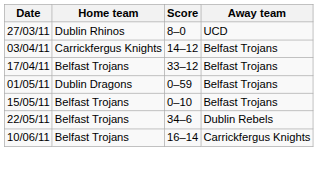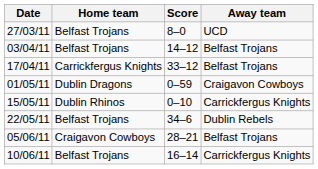(90, 31) Dublin Rhinos -> (92, 31) Belfast Trojans
(108, 48) Carrickfergus Knights -> (92, 48) Belfast Trojans
(92, 66) Belfast Trojans -> (108, 66) Carrickfergus Knights
(240, 84) Belfast Trojans -> (254, 84) Craigavon Cowboys
(92, 102) Belfast Trojans -> (90, 102) Dublin Rhinos
(240, 102) Belfast Trojans -> (257, 102) Carrickfergus Knights
+ row: (28, 137)
